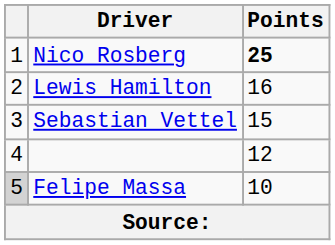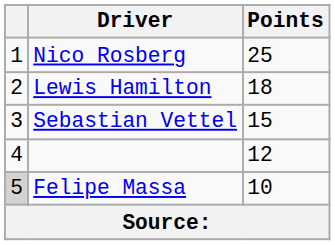(260, 55) bold -> (260, 55) normal
(260, 89) 16 -> (260, 89) 18
